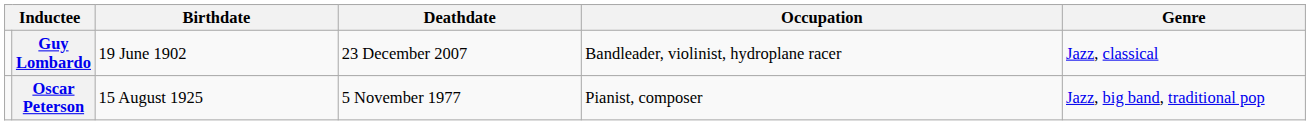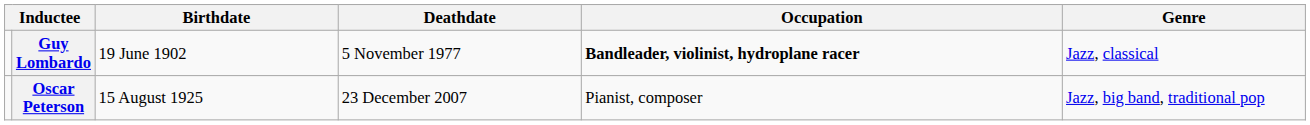(404, 52) 23 December 2007 -> (401, 52) 5 November 1977
(713, 52) normal -> (722, 52) bold
(401, 97) 5 November 1977 -> (404, 97) 23 December 2007
